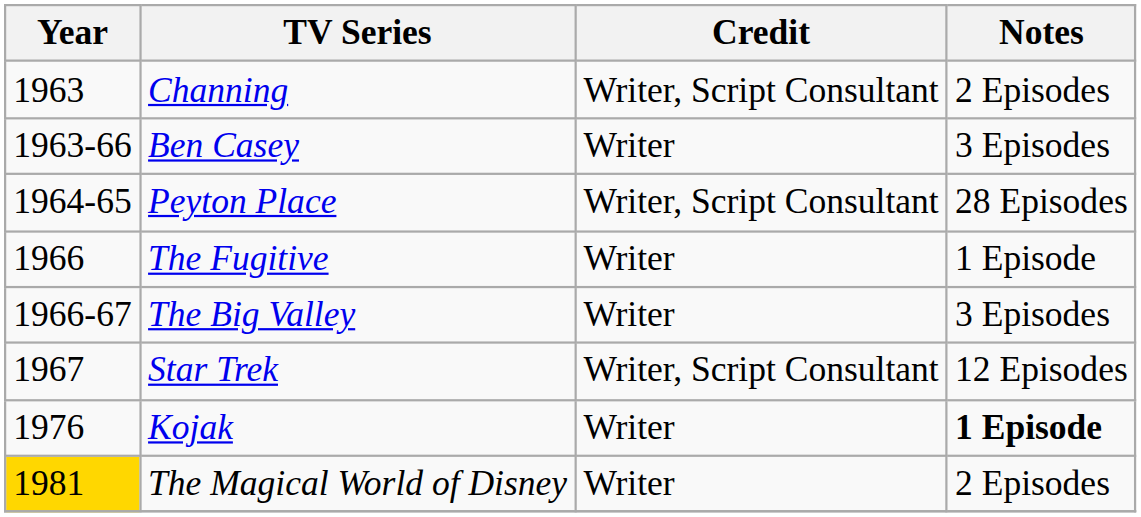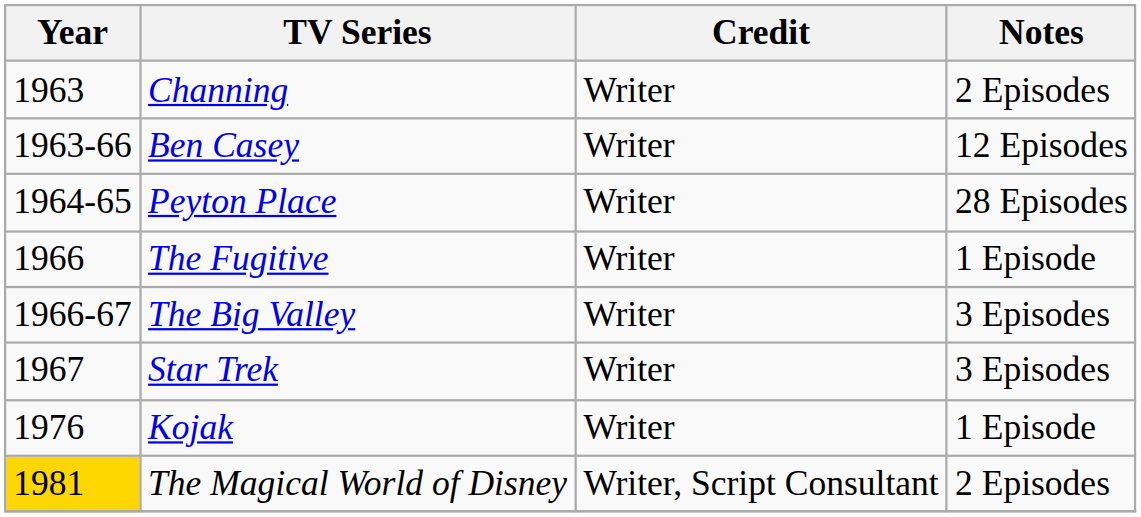(761, 88) Writer, Script Consultant -> (629, 88) Writer
(1033, 145) 3 Episodes -> (1041, 145) 12 Episodes
(761, 201) Writer, Script Consultant -> (629, 201) Writer
(761, 370) Writer, Script Consultant -> (629, 370) Writer
(1041, 370) 12 Episodes -> (1033, 370) 3 Episodes
(1029, 426) bold -> (1026, 426) normal
(629, 483) Writer -> (761, 483) Writer, Script Consultant
